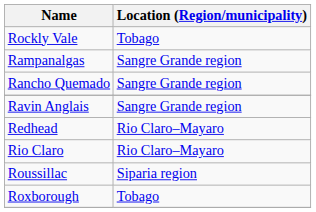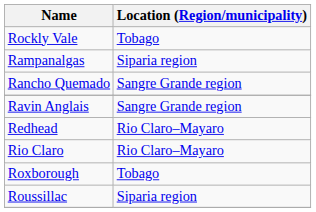(179, 60) Sangre Grande region -> (157, 60) Siparia region
rows swapped: (37, 173) <-> (43, 196)
